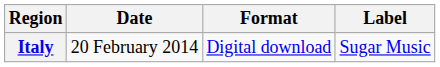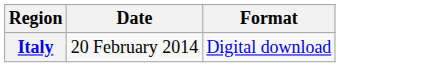- column: (385, 18)
